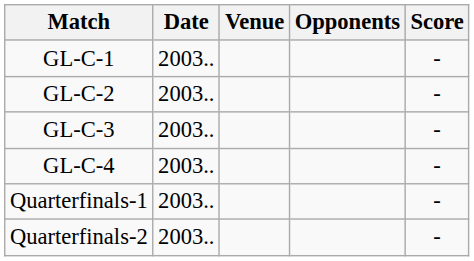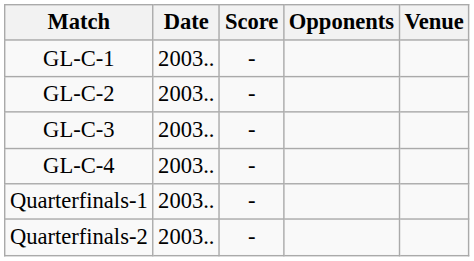columns swapped: (255, 22) <-> (437, 22)
